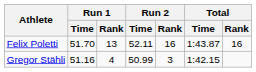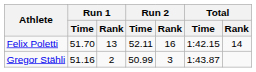(203, 44) 1:43.87 -> (203, 44) 1:42.15
(237, 44) 16 -> (237, 44) 14
(111, 60) 4 -> (111, 60) 2
(203, 60) 1:42.15 -> (203, 60) 1:43.87
